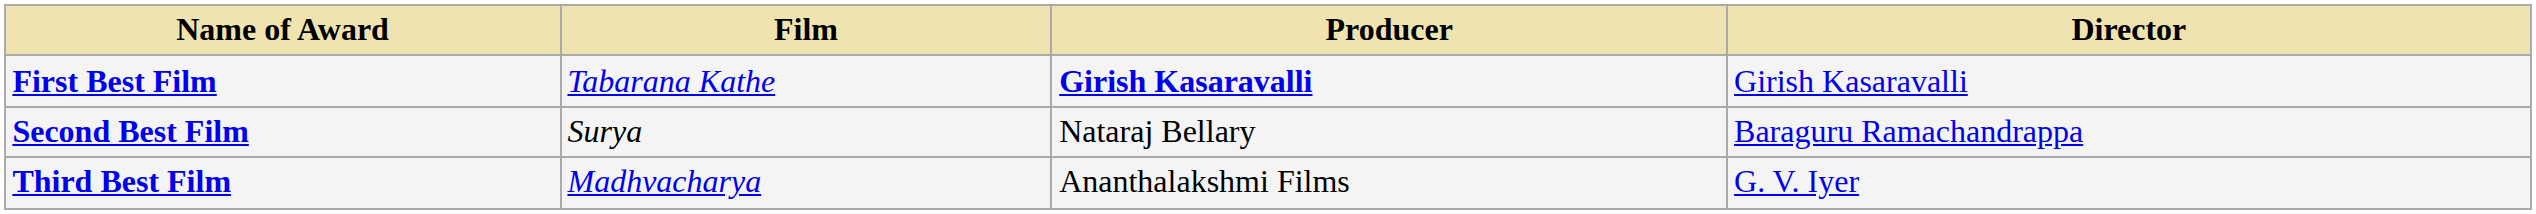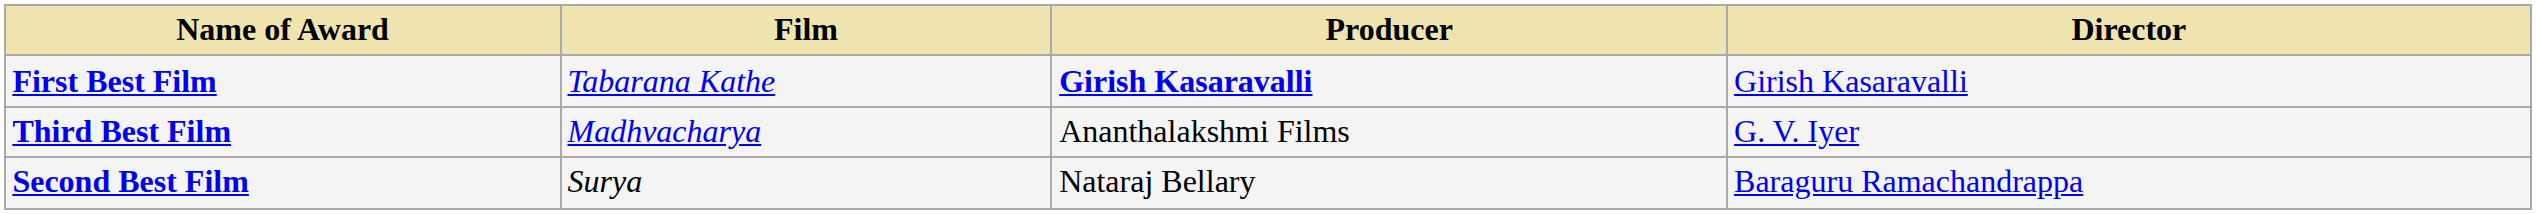rows swapped: (131, 131) <-> (122, 182)
